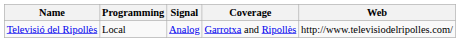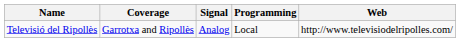columns swapped: (133, 12) <-> (250, 12)
